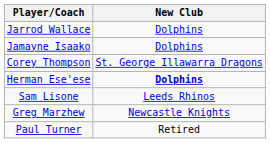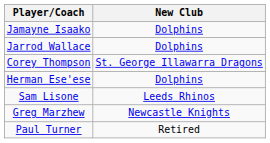rows swapped: (49, 29) <-> (49, 46)
(179, 79) bold -> (179, 79) normal
